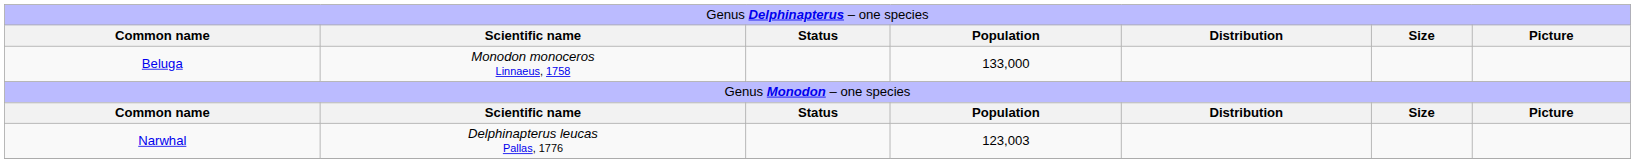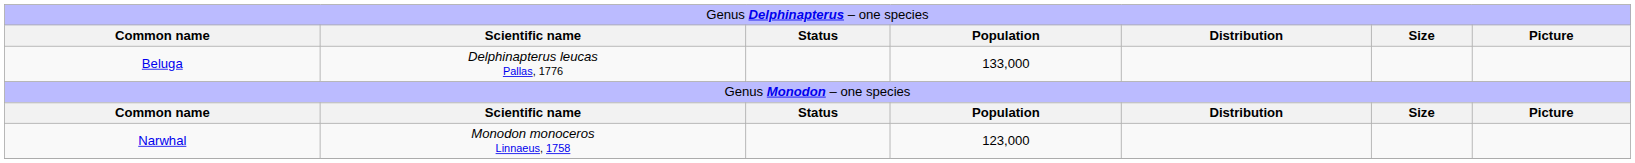(533, 63) Monodon monoceros Linnaeus, 1758 -> (533, 63) Delphinapterus leucas Pallas, 1776
(533, 141) Delphinapterus leucas Pallas, 1776 -> (533, 141) Monodon monoceros Linnaeus, 1758
(1006, 141) 123,003 -> (1006, 141) 123,000
